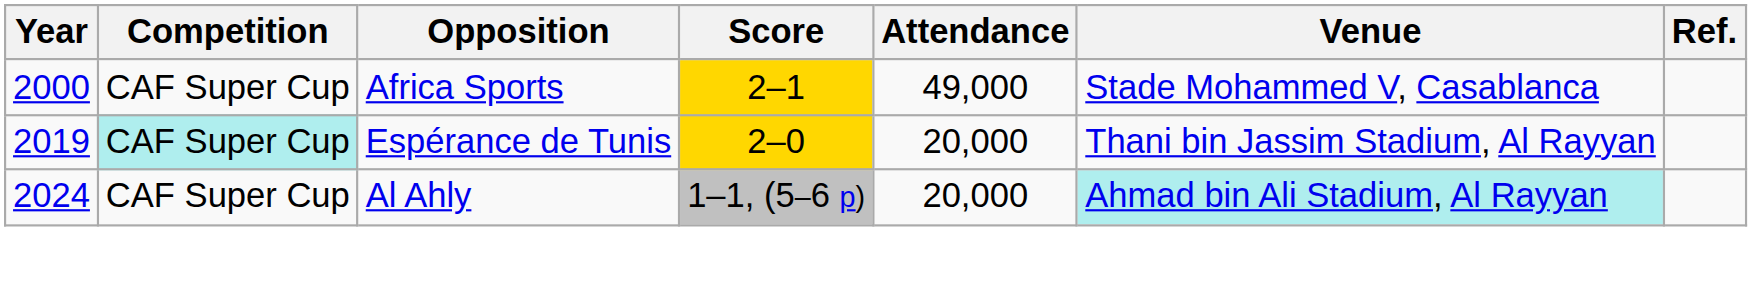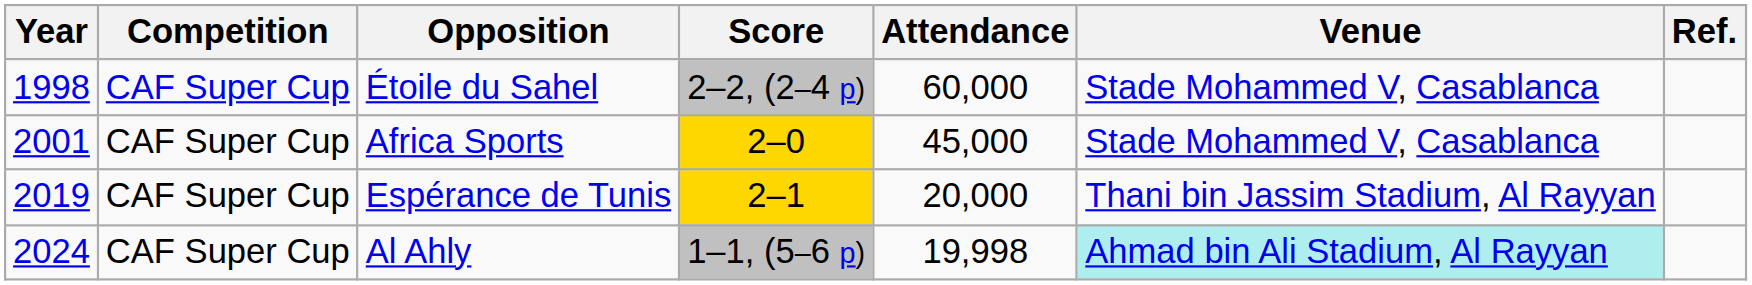+ row: (482, 86)
(51, 86) 2000 -> (51, 141) 2001
(776, 86) 2–1 -> (776, 141) 2–0
(975, 86) 49,000 -> (975, 141) 45,000
(228, 141) paleturquoise background -> (228, 196) no background
(776, 141) 2–0 -> (776, 196) 2–1
(975, 196) 20,000 -> (975, 251) 19,998
